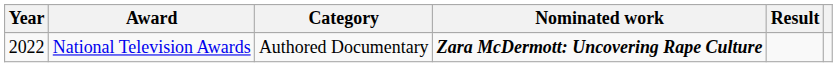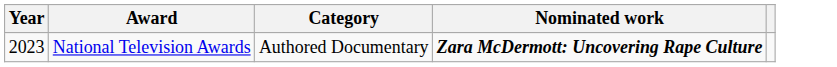- column: (795, 18)
(27, 47) 2022 -> (27, 47) 2023
